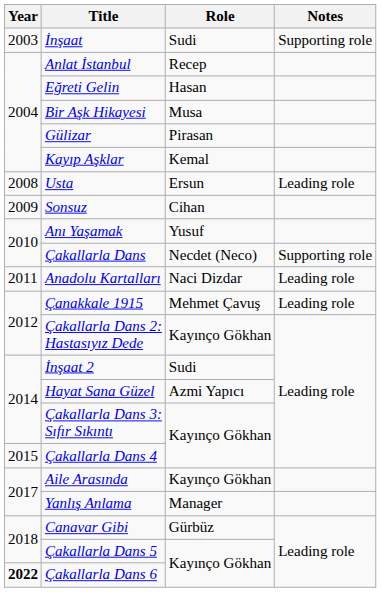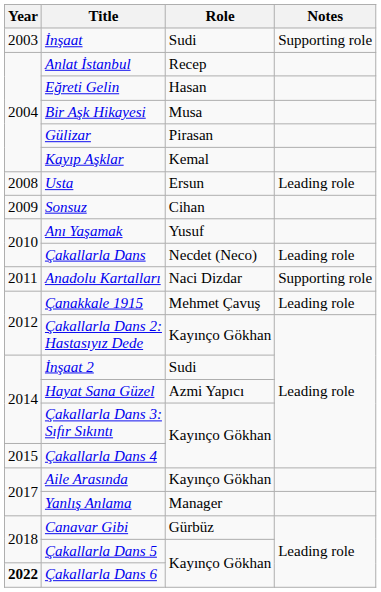(325, 254) Supporting role -> (316, 254) Leading role
(316, 278) Leading role -> (325, 278) Supporting role
